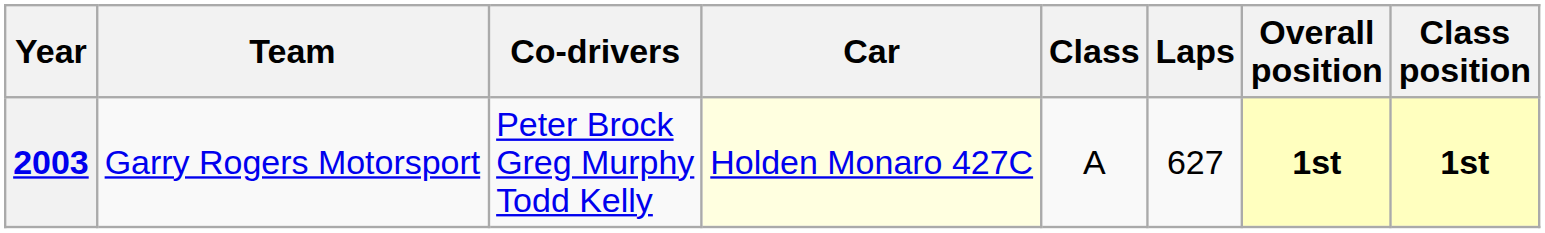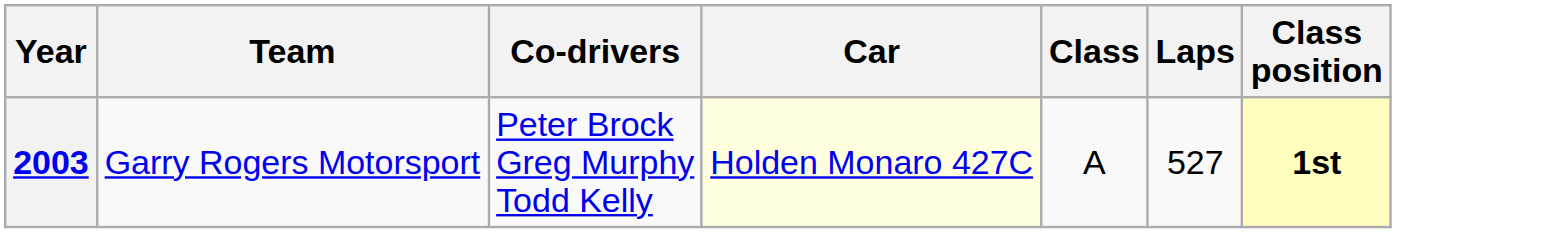- column: (1317, 51)
(1195, 162) 627 -> (1195, 162) 527
